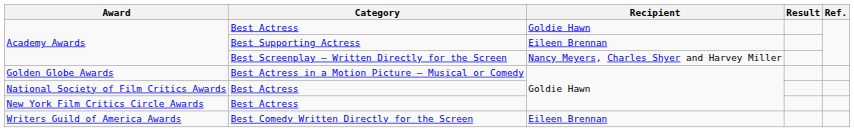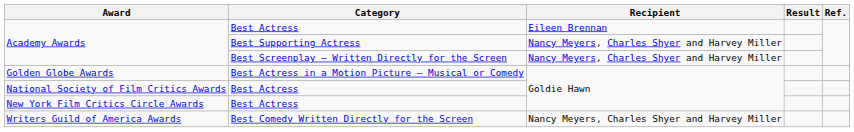(559, 27) Goldie Hawn -> (568, 27) Eileen Brennan
(568, 42) Eileen Brennan -> (655, 42) Nancy Meyers, Charles Shyer and Harvey Miller
(568, 119) Eileen Brennan -> (655, 119) Nancy Meyers, Charles Shyer and Harvey Miller
